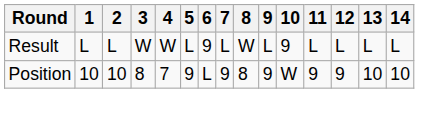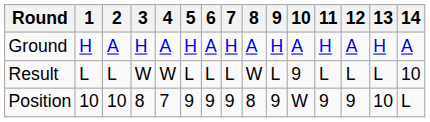+ row: (38, 46)
(207, 46) 9 -> (210, 74) L
(395, 46) L -> (411, 74) 10
(207, 74) L -> (210, 102) 9
(400, 74) 10 -> (406, 102) L
